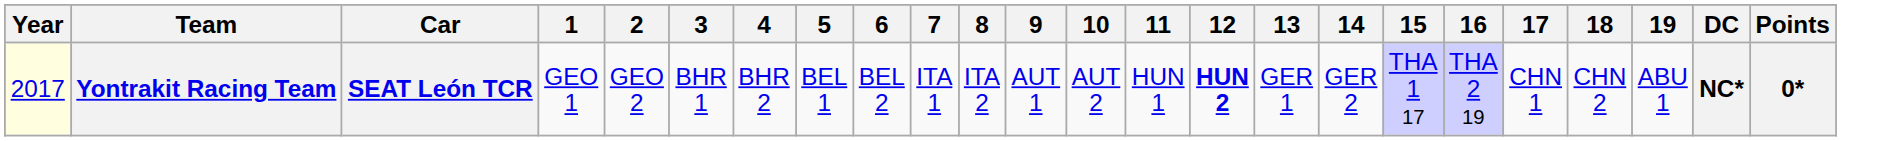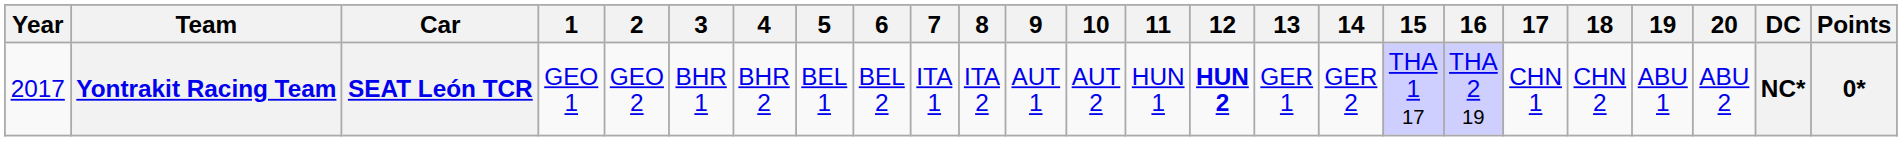+ column: (1724, 24)
(38, 89) lightyellow background -> (38, 89) no background
